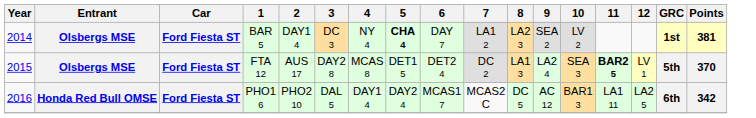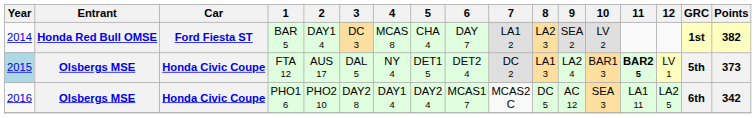(97, 38) Olsbergs MSE -> (97, 38) Honda Red Bull OMSE
(367, 38) NY 4 -> (392, 38) MCAS 8
(403, 38) bold -> (428, 38) normal
(706, 38) 381 -> (731, 38) 382
(20, 68) no background -> (20, 68) lightblue background
(201, 68) Ford Fiesta ST -> (214, 68) Honda Civic Coupe
(331, 68) DAY2 8 -> (356, 68) DAL 5
(367, 68) MCAS 8 -> (392, 68) NY 4
(578, 68) SEA 3 -> (603, 68) BAR1 3
(706, 68) 370 -> (731, 68) 373
(97, 98) Honda Red Bull OMSE -> (97, 98) Olsbergs MSE
(201, 98) Ford Fiesta ST -> (214, 98) Honda Civic Coupe
(331, 98) DAL 5 -> (356, 98) DAY2 8
(578, 98) BAR1 3 -> (603, 98) SEA 3
